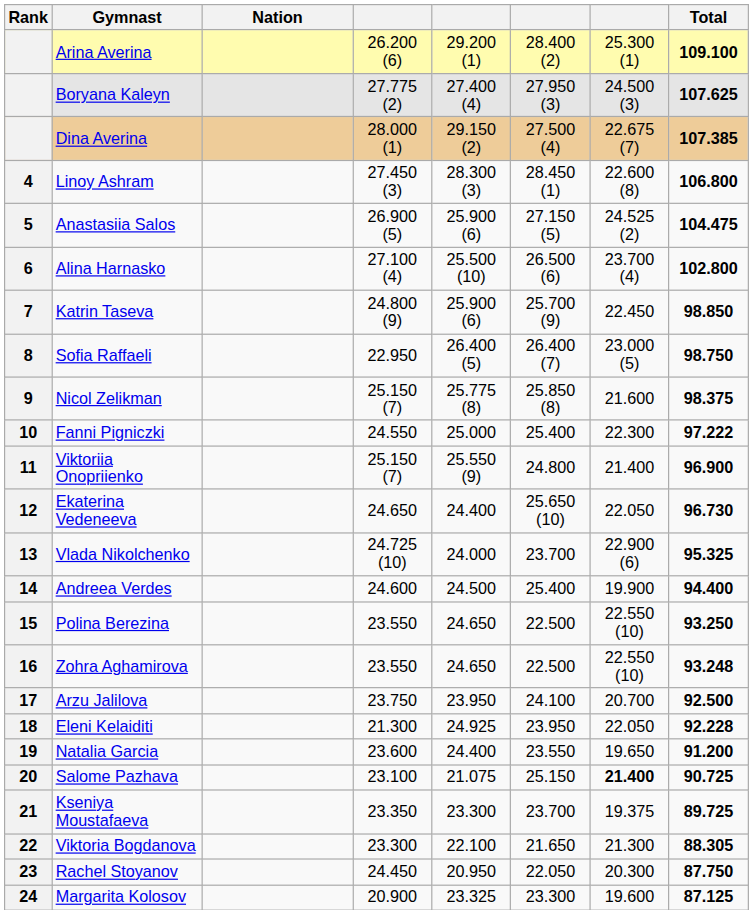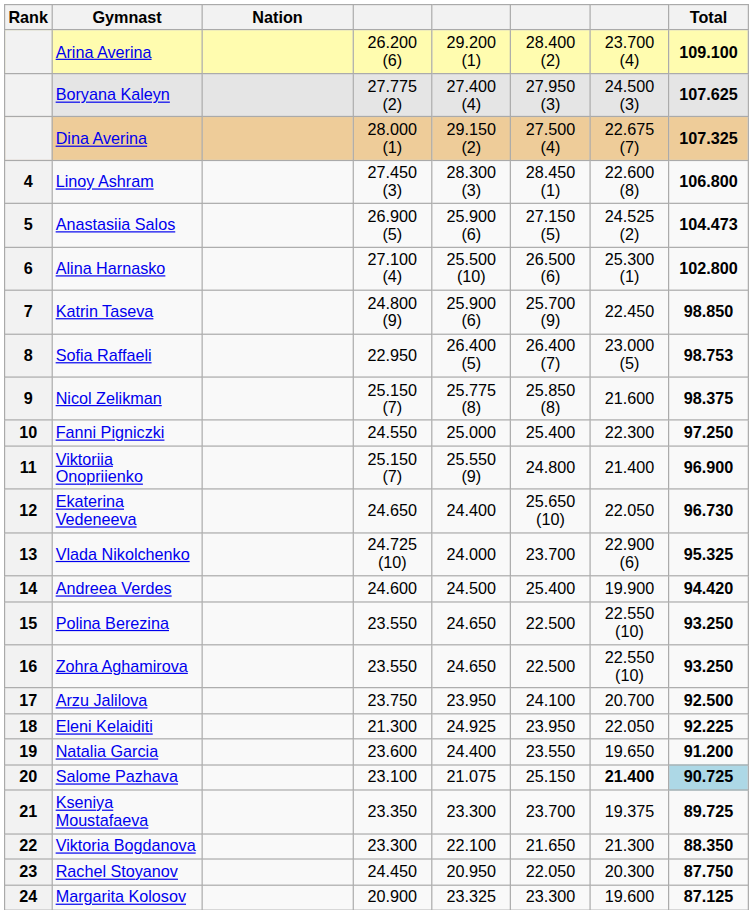(629, 51) 25.300 (1) -> (629, 51) 23.700 (4)
(709, 138) 107.385 -> (709, 138) 107.325
(709, 225) 104.475 -> (709, 225) 104.473
(629, 268) 23.700 (4) -> (629, 268) 25.300 (1)
(709, 355) 98.750 -> (709, 355) 98.753
(709, 433) 97.222 -> (709, 433) 97.250
(709, 588) 94.400 -> (709, 588) 94.420
(709, 666) 93.248 -> (709, 666) 93.250
(709, 726) 92.228 -> (709, 726) 92.225
(709, 777) no background -> (709, 777) lightblue background
(709, 846) 88.305 -> (709, 846) 88.350
